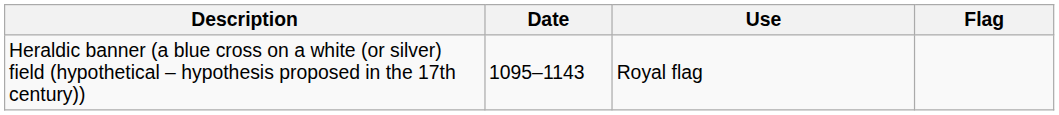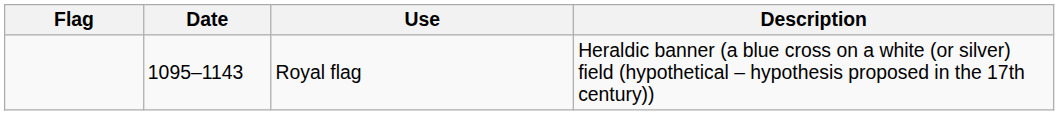columns swapped: (984, 19) <-> (245, 19)
